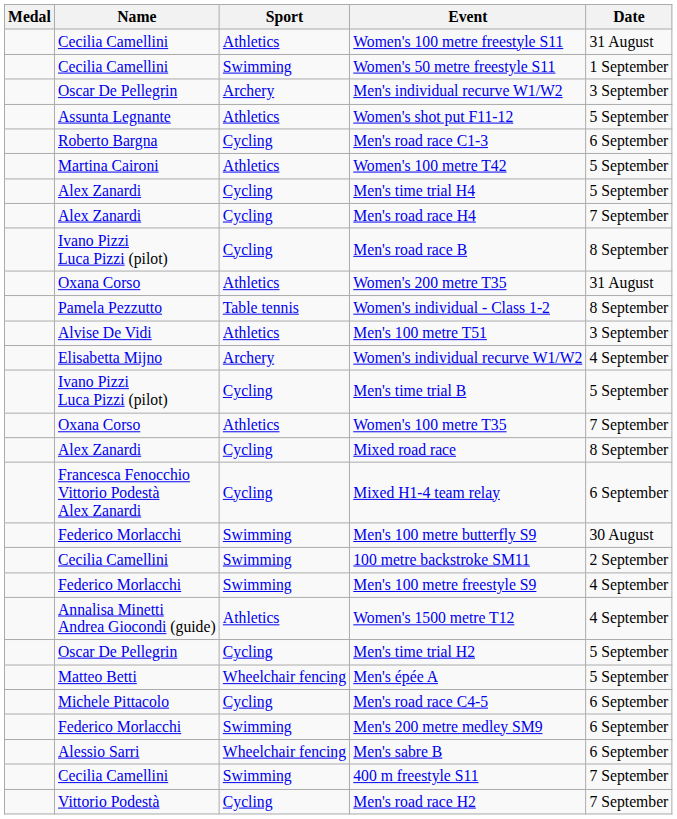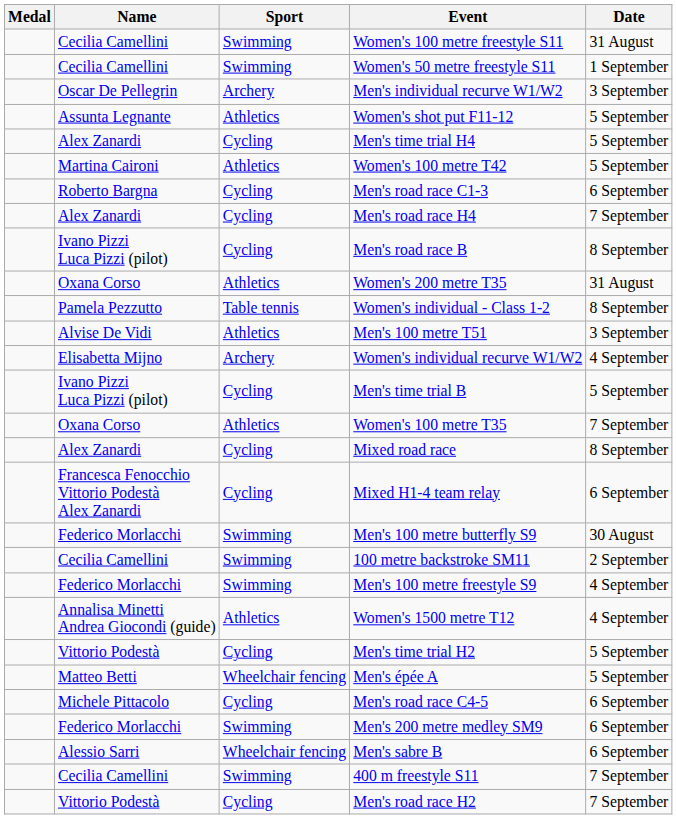(251, 41) Athletics -> (257, 41) Swimming
rows swapped: (414, 191) <-> (421, 141)
(118, 652) Oscar De Pellegrin -> (109, 652) Vittorio Podestà
